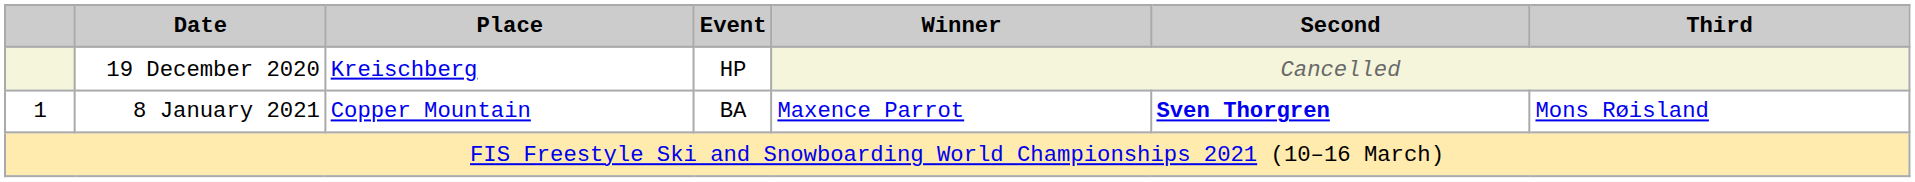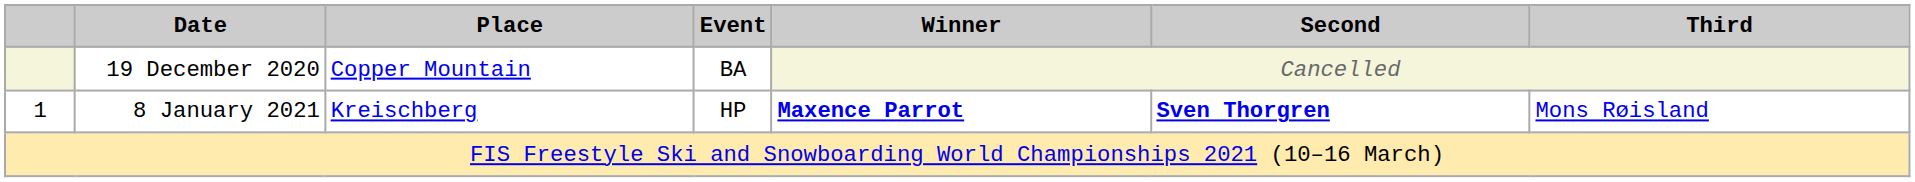(404, 69) Kreischberg -> (431, 69) Copper Mountain
(733, 69) HP -> (733, 69) BA
(431, 112) Copper Mountain -> (404, 112) Kreischberg
(733, 112) BA -> (733, 112) HP
(871, 112) normal -> (871, 112) bold
